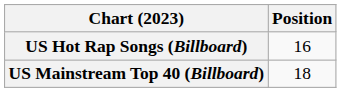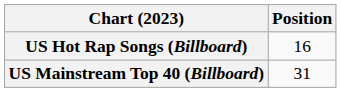(302, 73) 18 -> (302, 73) 31
